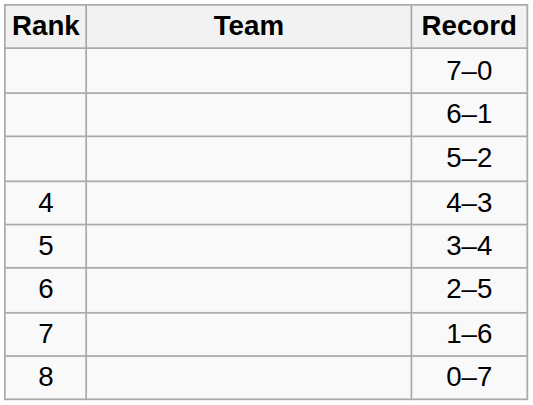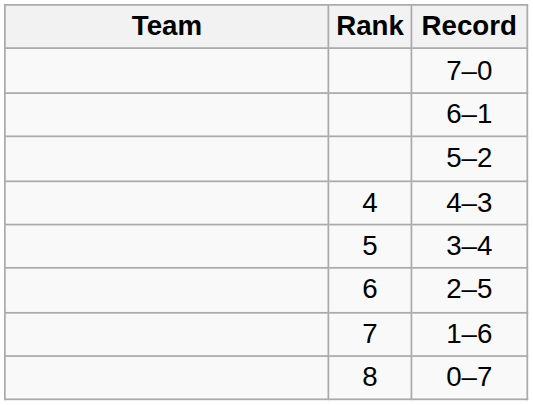columns swapped: (46, 26) <-> (249, 26)
